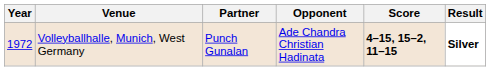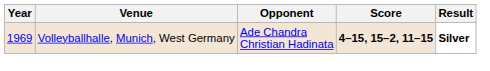- column: (239, 14)
(20, 44) 1972 -> (20, 38) 1969
